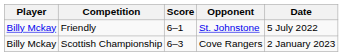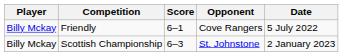(229, 28) St. Johnstone -> (231, 28) Cove Rangers
(231, 43) Cove Rangers -> (229, 43) St. Johnstone
